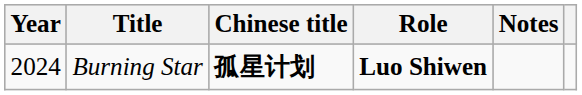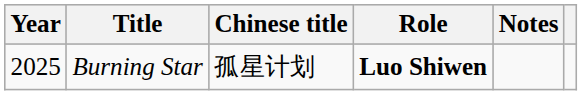(36, 66) 2024 -> (36, 66) 2025
(265, 65) bold -> (265, 65) normal
